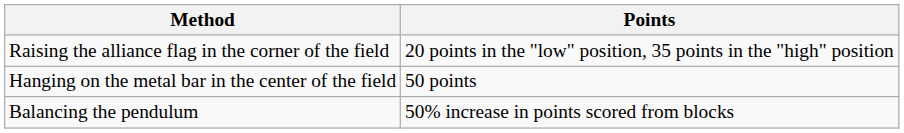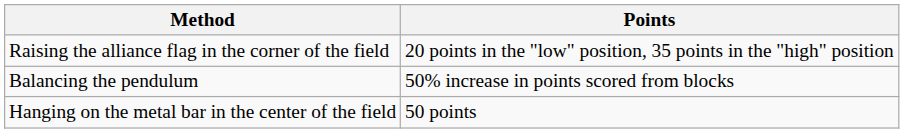rows swapped: (203, 81) <-> (104, 111)
